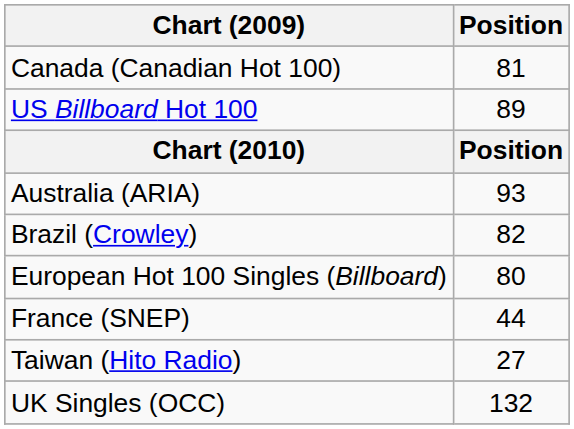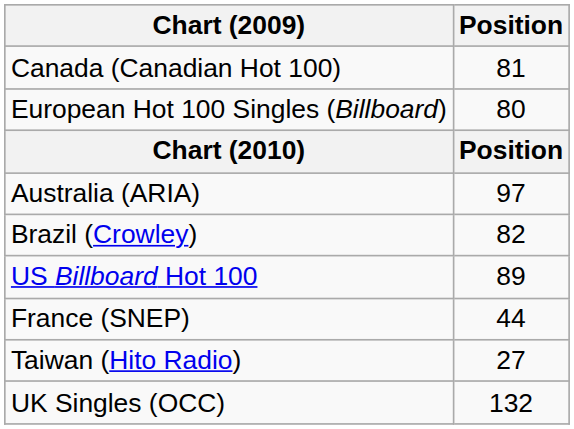rows swapped: (134, 109) <-> (229, 276)
(511, 192) 93 -> (511, 192) 97
